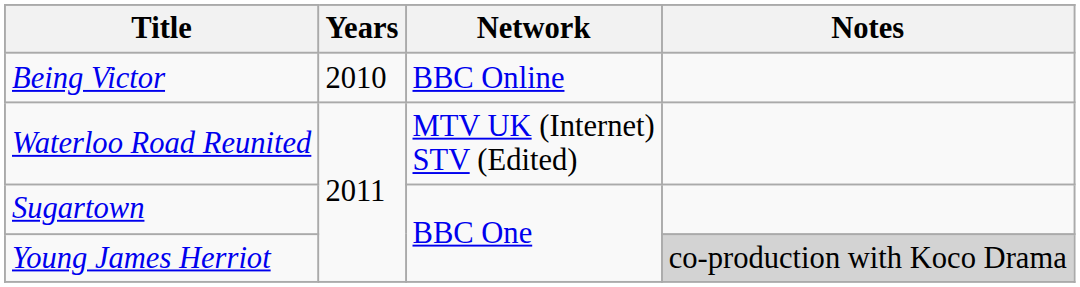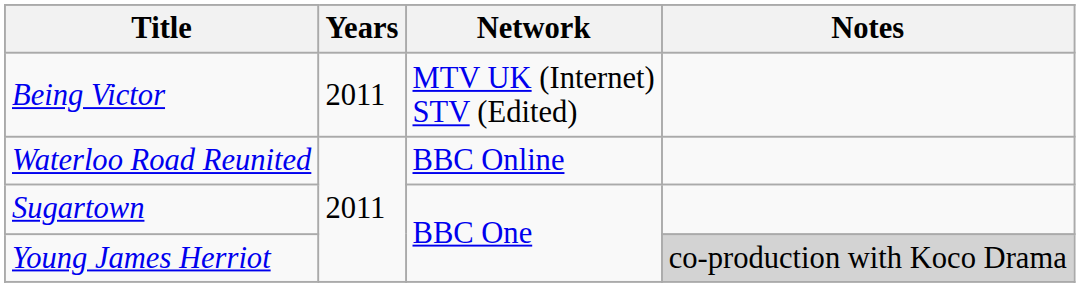(356, 77) 2010 -> (355, 94) 2011
(488, 77) BBC Online -> (534, 94) MTV UK (Internet) STV (Edited)
(534, 142) MTV UK (Internet) STV (Edited) -> (488, 160) BBC Online
